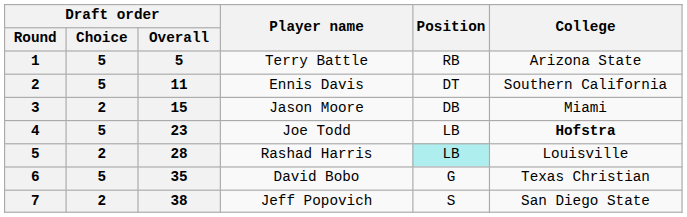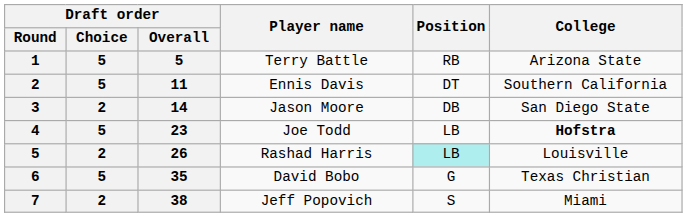(179, 109) 15 -> (179, 109) 14
(585, 109) Miami -> (585, 109) San Diego State
(179, 155) 28 -> (179, 155) 26
(585, 202) San Diego State -> (585, 202) Miami
